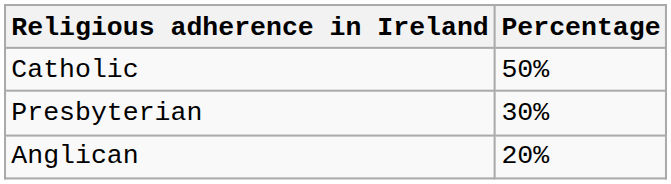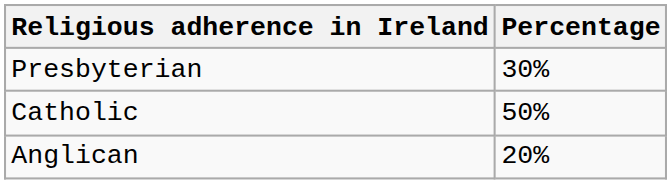rows swapped: (75, 70) <-> (107, 113)
